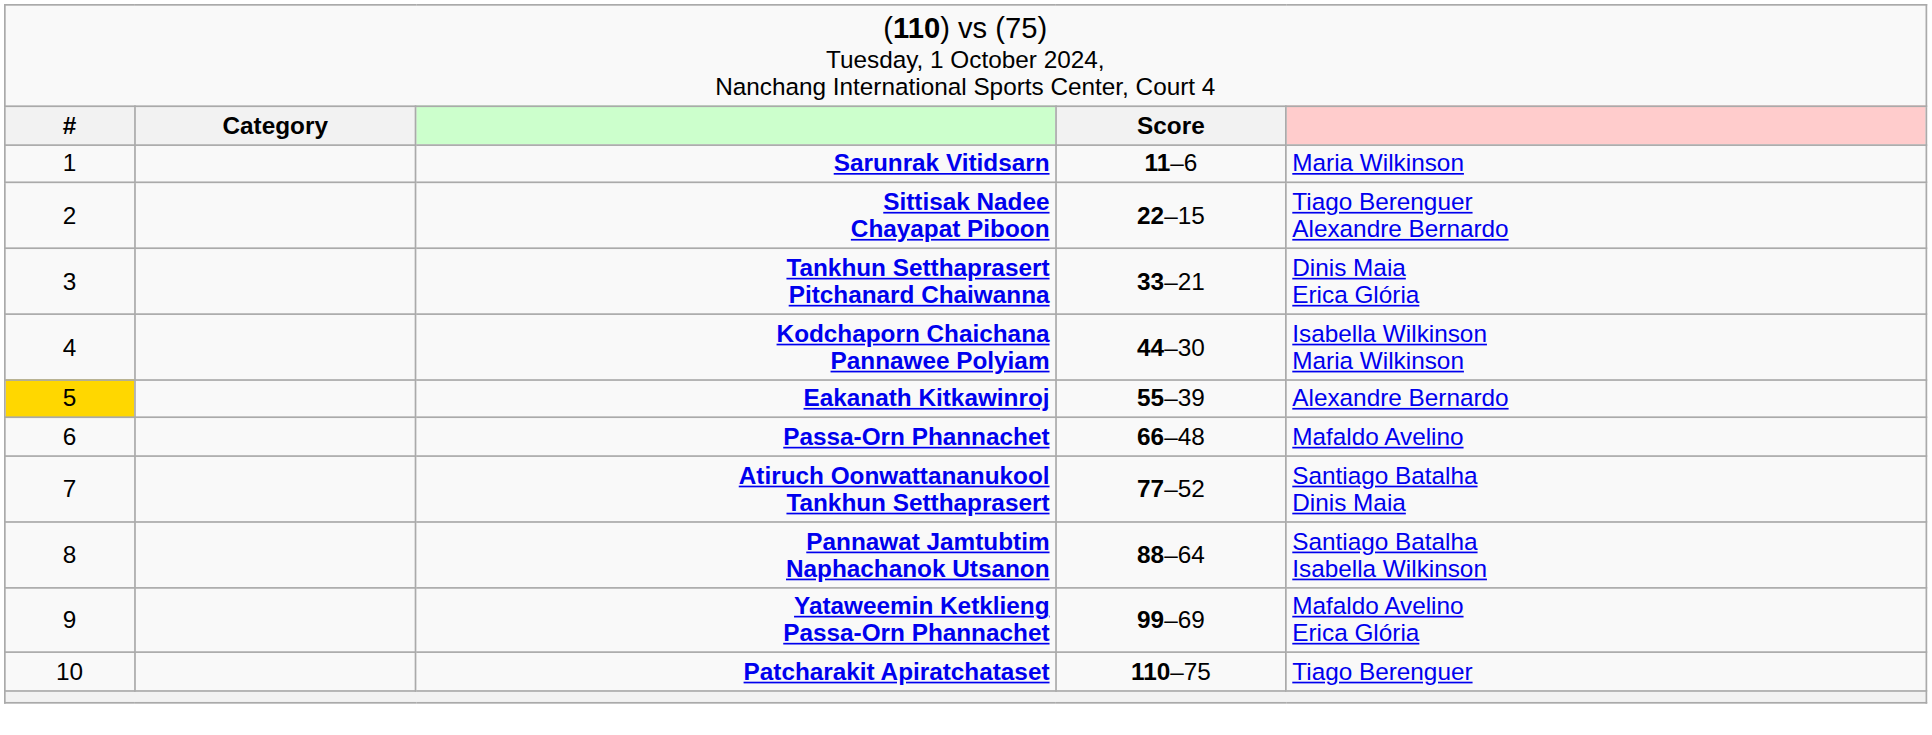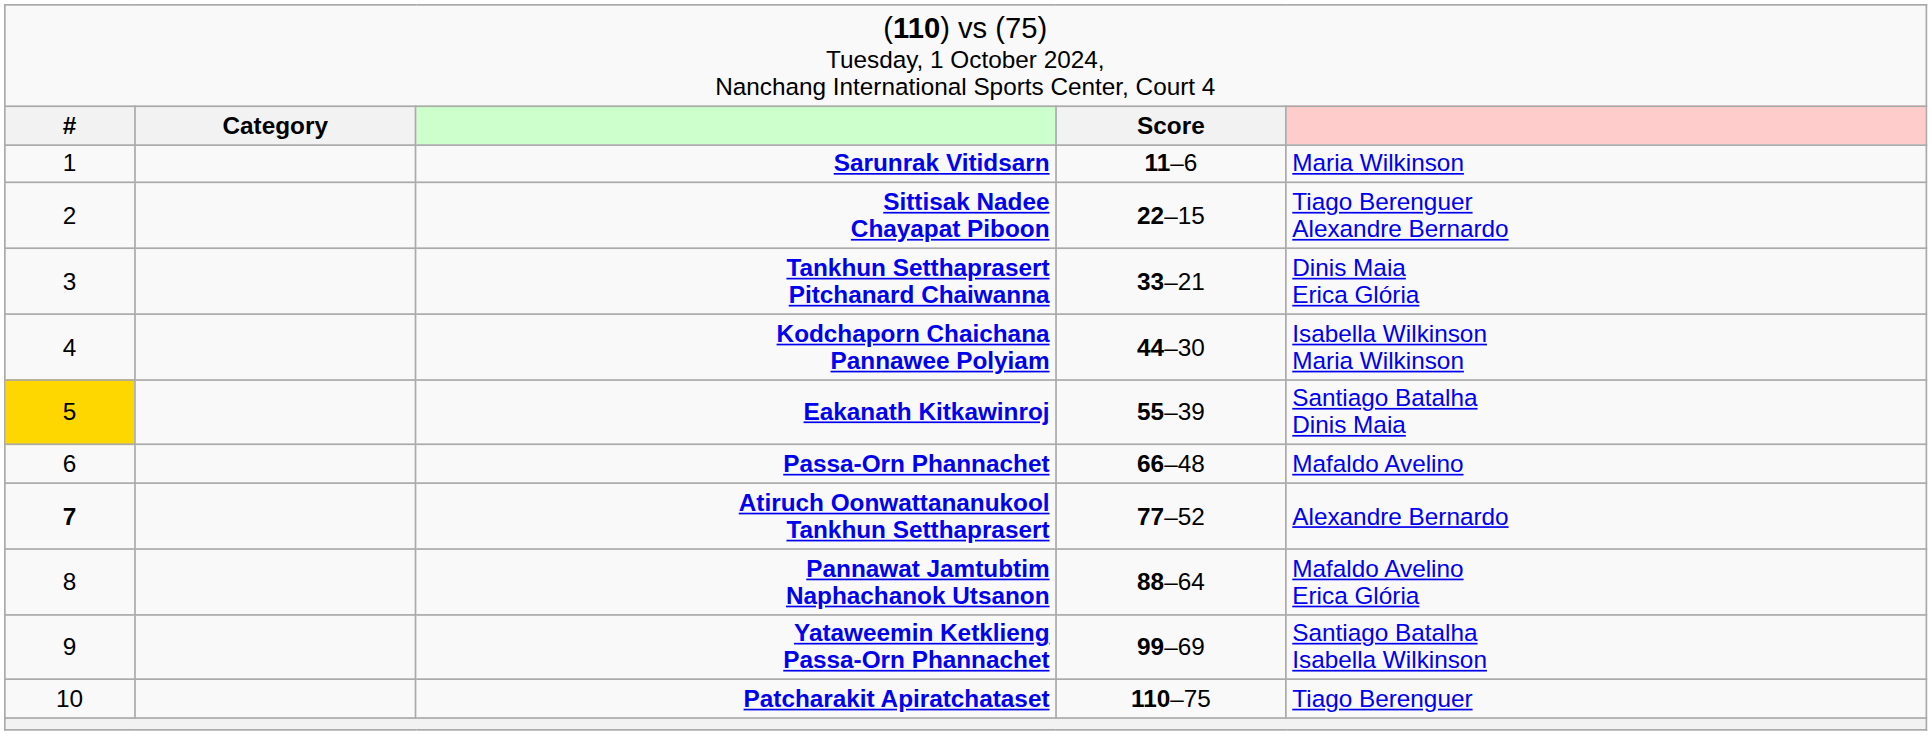(1400, 399) Alexandre Bernardo -> (1385, 412) Santiago Batalha Dinis Maia
(70, 489) normal -> (70, 516) bold
(1385, 489) Santiago Batalha Dinis Maia -> (1400, 516) Alexandre Bernardo
(1390, 555) Santiago Batalha Isabella Wilkinson -> (1378, 582) Mafaldo Avelino Erica Glória
(1378, 620) Mafaldo Avelino Erica Glória -> (1390, 647) Santiago Batalha Isabella Wilkinson
